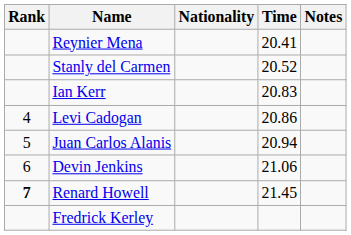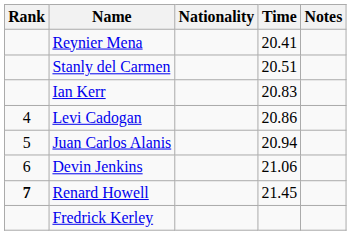(279, 67) 20.52 -> (279, 67) 20.51
